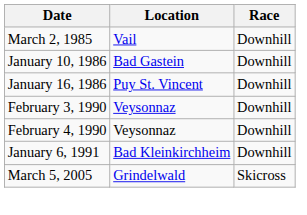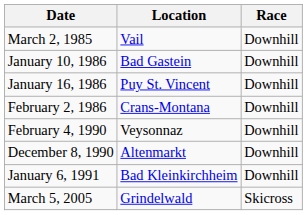+ row: (57, 107)
- row: (57, 107)
+ row: (61, 152)
